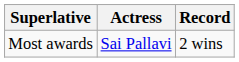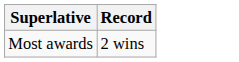- column: (136, 17)
